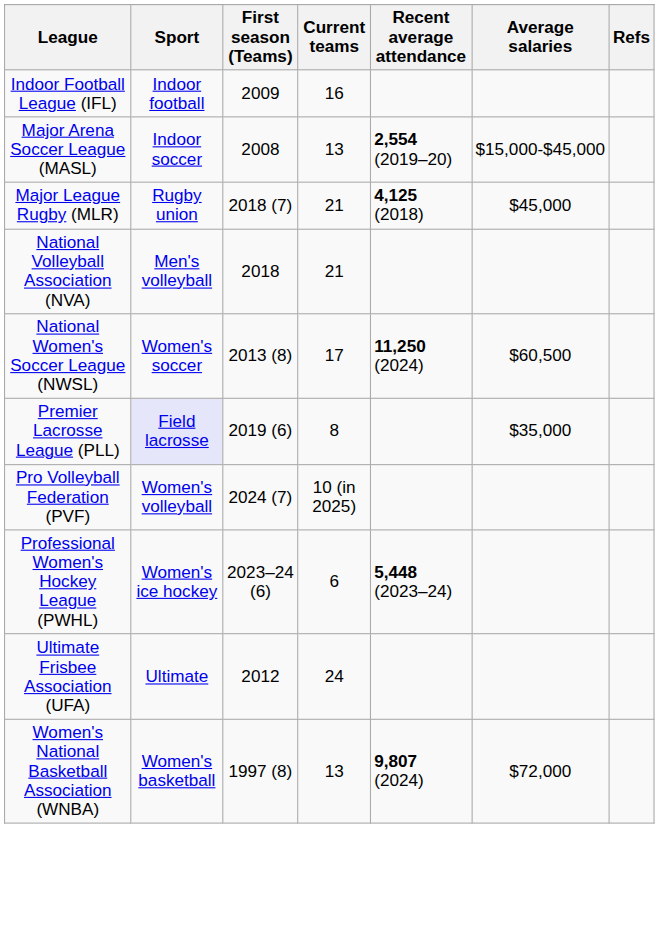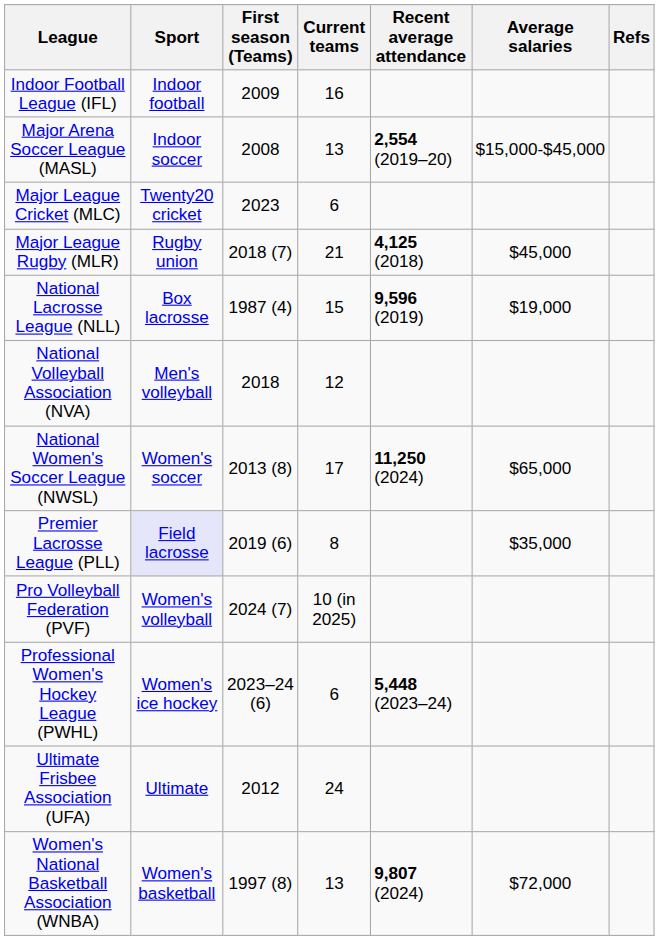+ row: (68, 205)
+ row: (68, 307)
(334, 271) 21 -> (334, 383) 12
(540, 356) $60,500 -> (540, 468) $65,000
